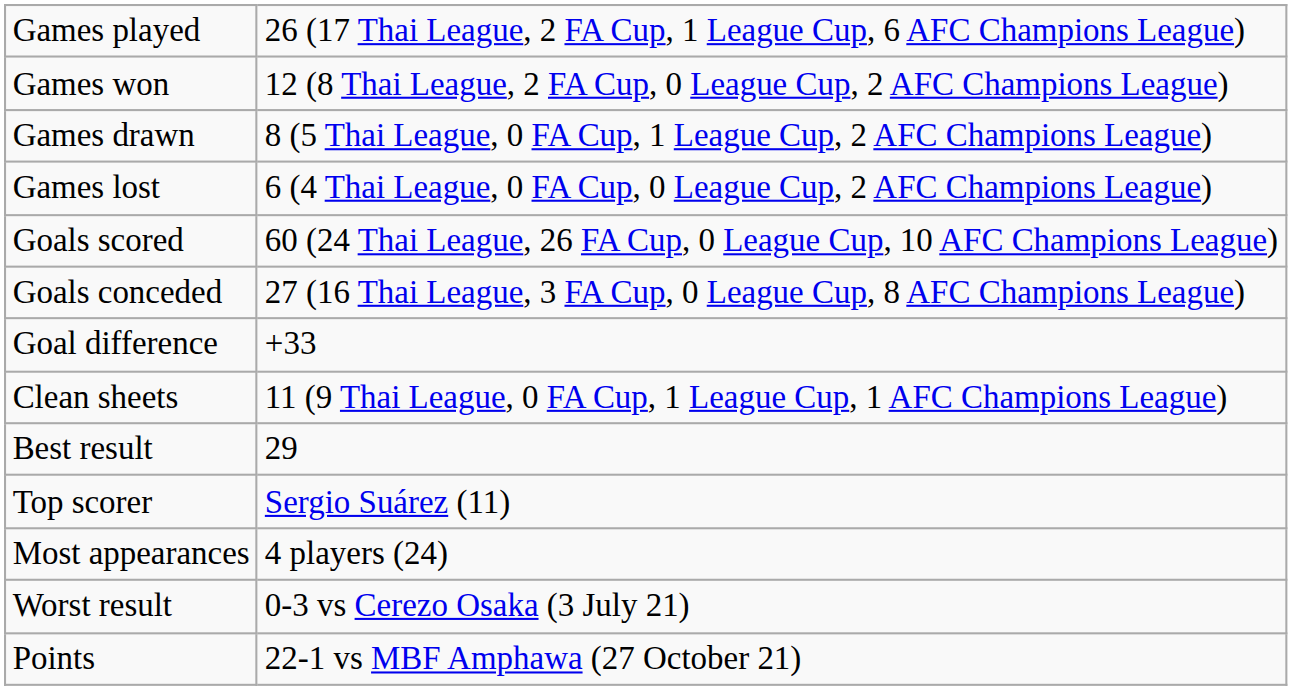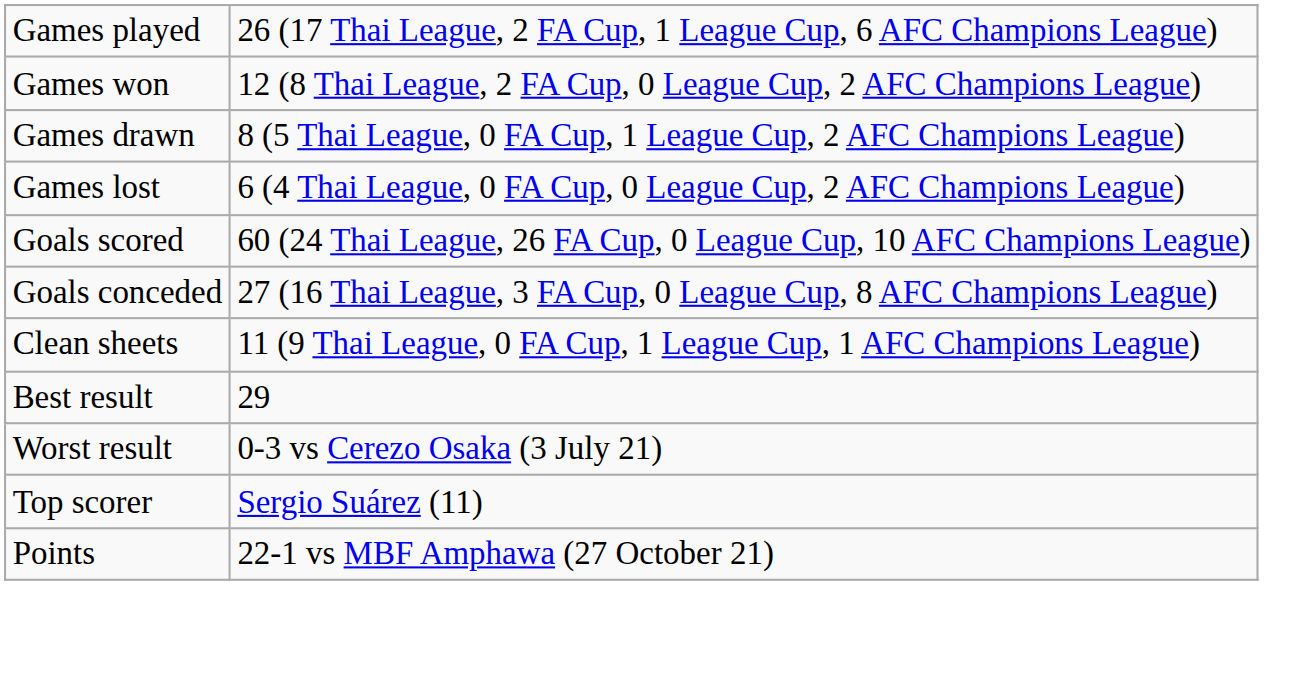- row: (115, 344)
rows swapped: (92, 605) <-> (82, 501)
- row: (131, 553)
